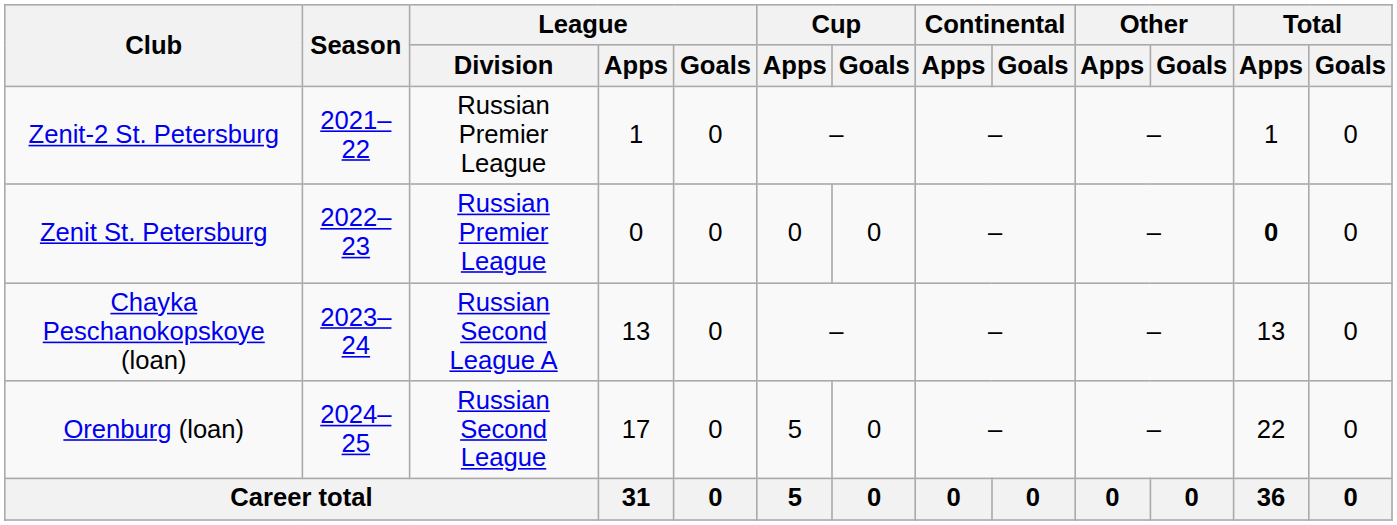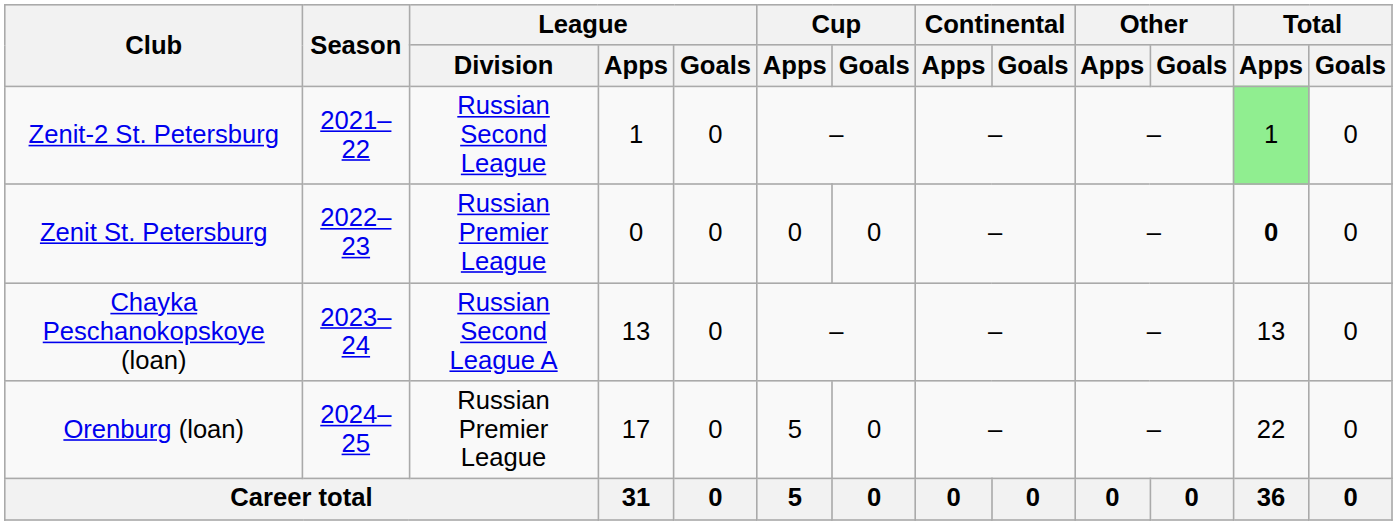(504, 134) Russian Premier League -> (504, 134) Russian Second League
(1271, 134) no background -> (1271, 134) lightgreen background
(504, 429) Russian Second League -> (504, 429) Russian Premier League
